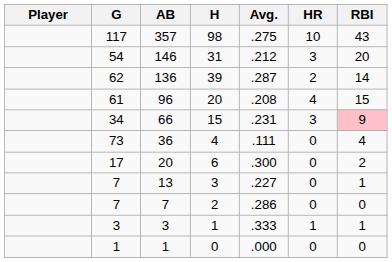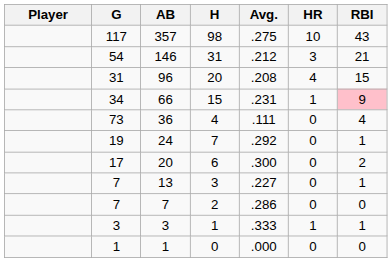(362, 57) 20 -> (362, 57) 21
- row: (166, 78)
(116, 99) 61 -> (116, 78) 31
(313, 120) 3 -> (313, 99) 1
+ row: (166, 141)
